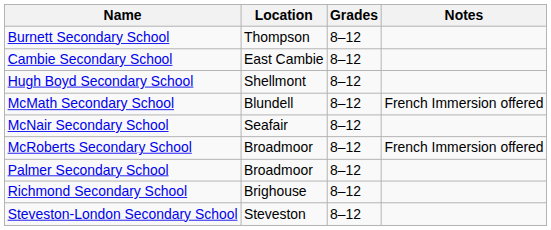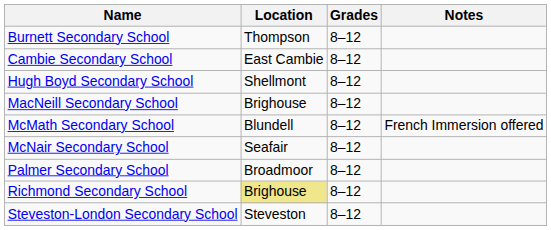+ row: (93, 103)
- row: (100, 147)
(275, 192) no background -> (275, 192) khaki background
